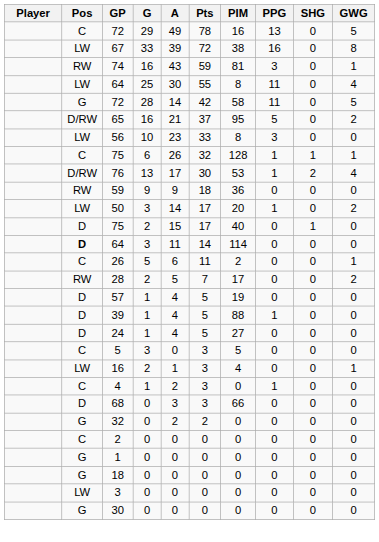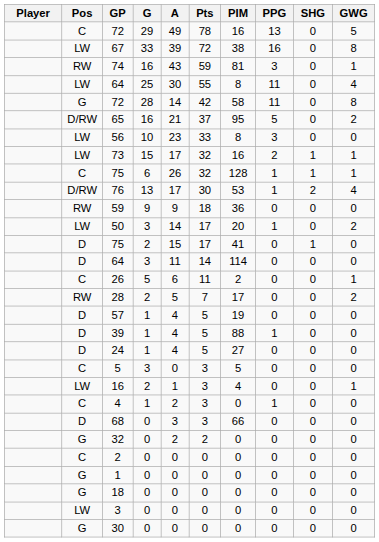(354, 102) 5 -> (354, 102) 8
+ row: (118, 155)
(238, 226) 40 -> (238, 244) 41
(82, 244) bold -> (82, 262) normal
